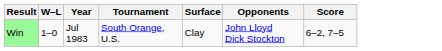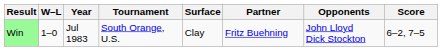+ column: (263, 12)
